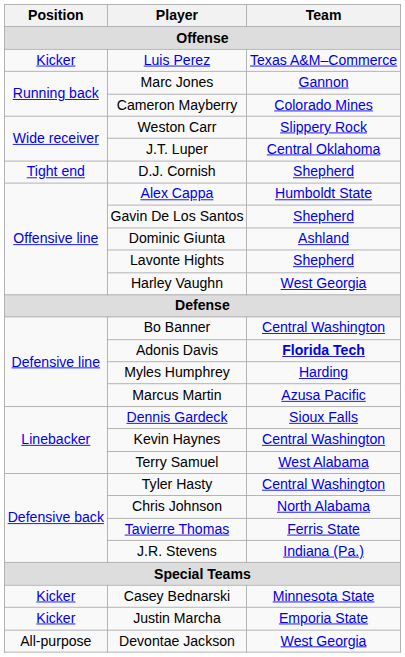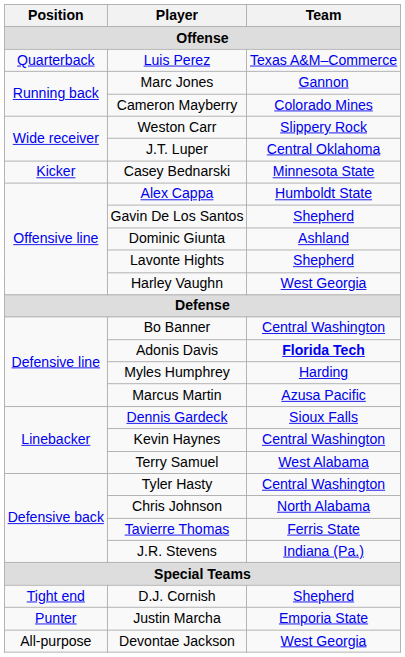(56, 60) Kicker -> (56, 60) Quarterback
rows swapped: (177, 171) <-> (177, 596)
(56, 618) Kicker -> (56, 618) Punter
